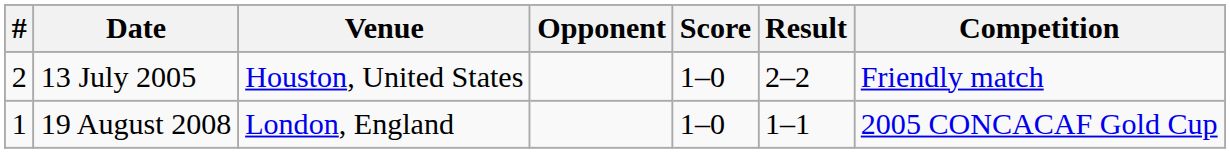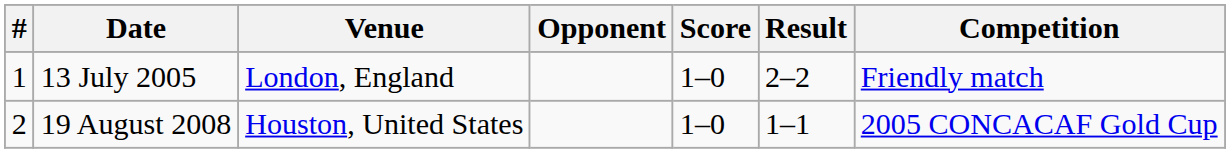(19, 76) 2 -> (19, 76) 1
(384, 76) Houston, United States -> (350, 76) London, England
(19, 123) 1 -> (19, 123) 2
(350, 123) London, England -> (384, 123) Houston, United States
